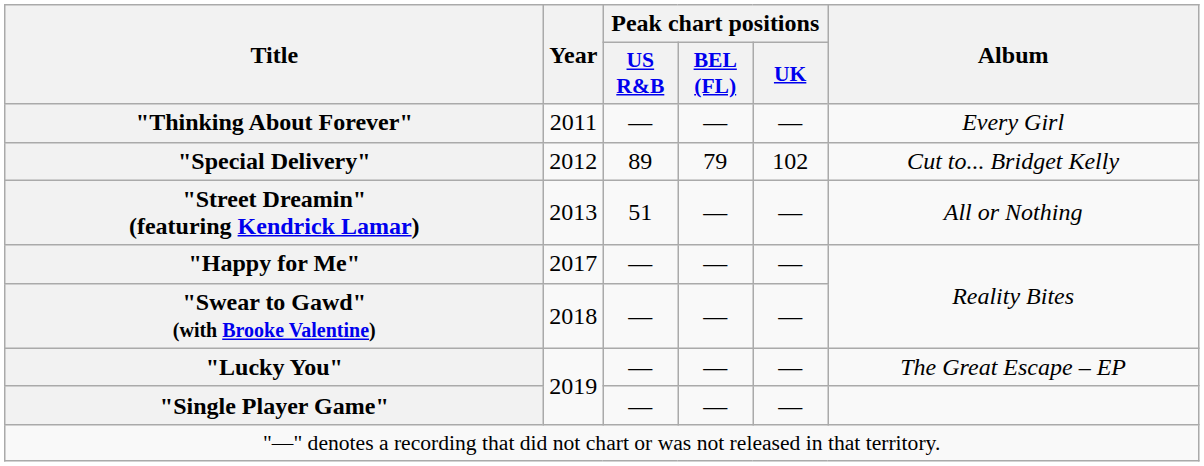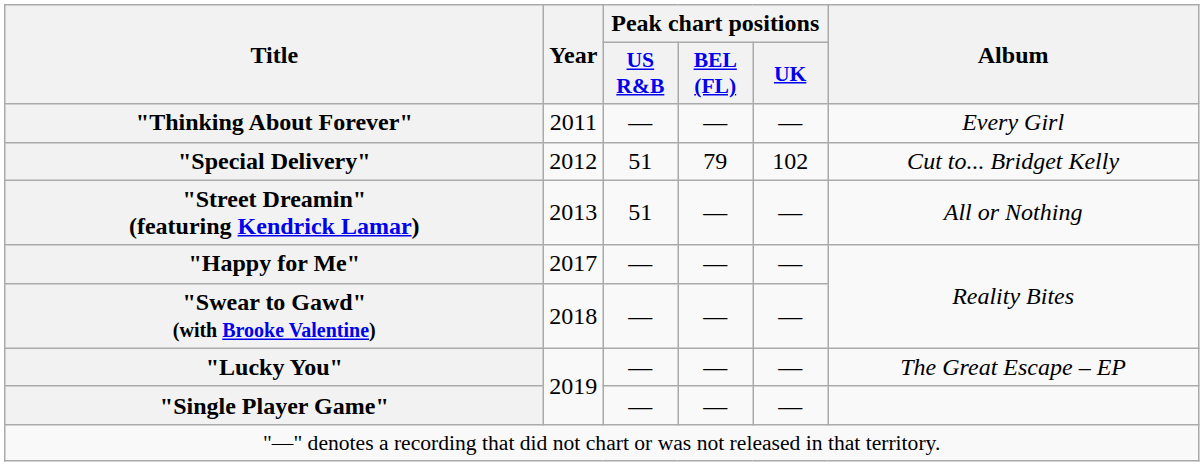(640, 160) 89 -> (640, 160) 51
